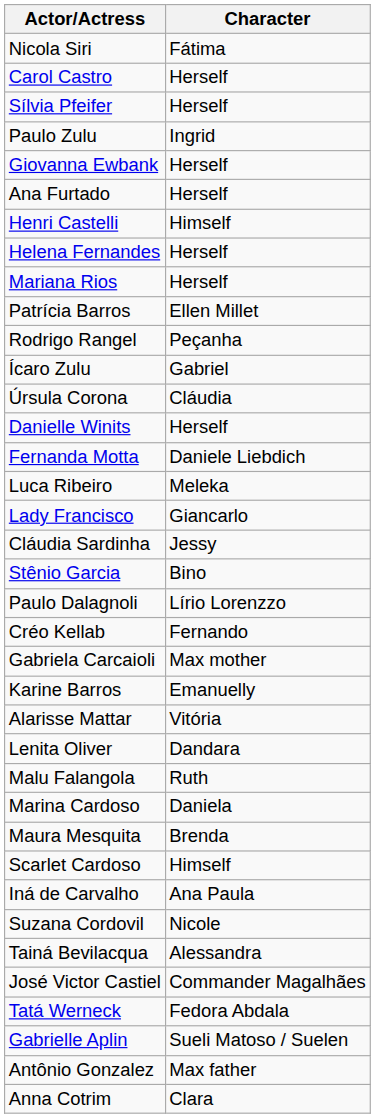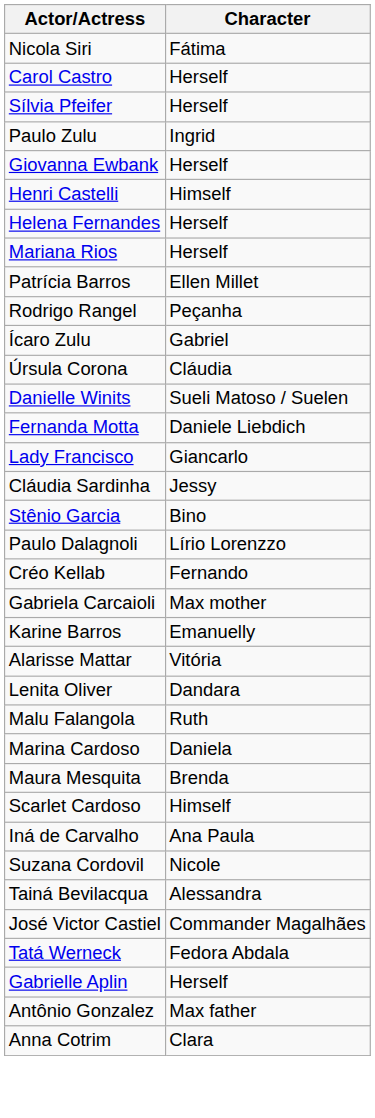- row: (59, 194)
(198, 427) Herself -> (259, 398) Sueli Matoso / Suelen
- row: (60, 485)
(259, 1040) Sueli Matoso / Suelen -> (198, 982) Herself
